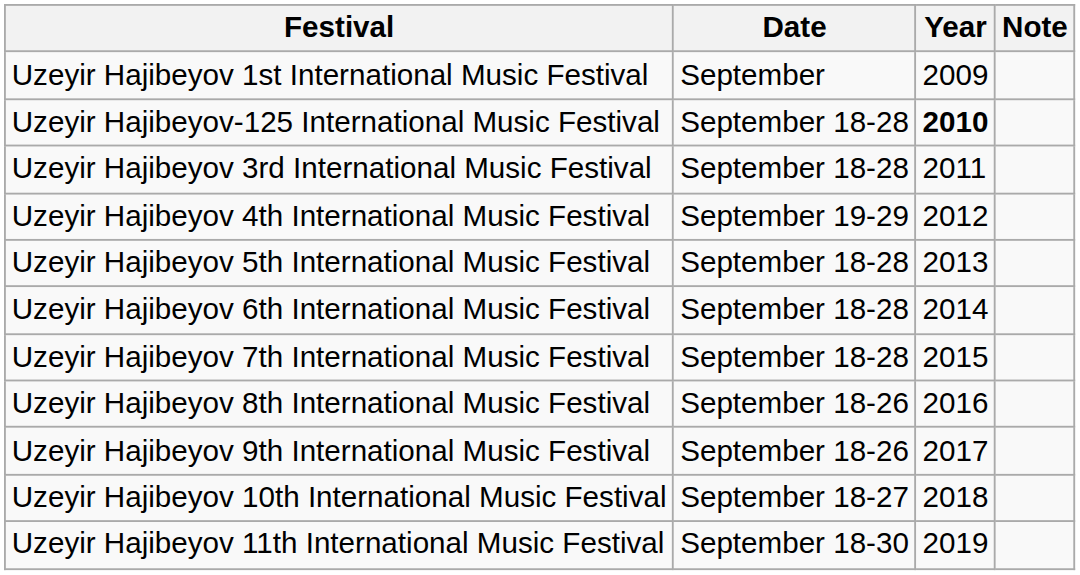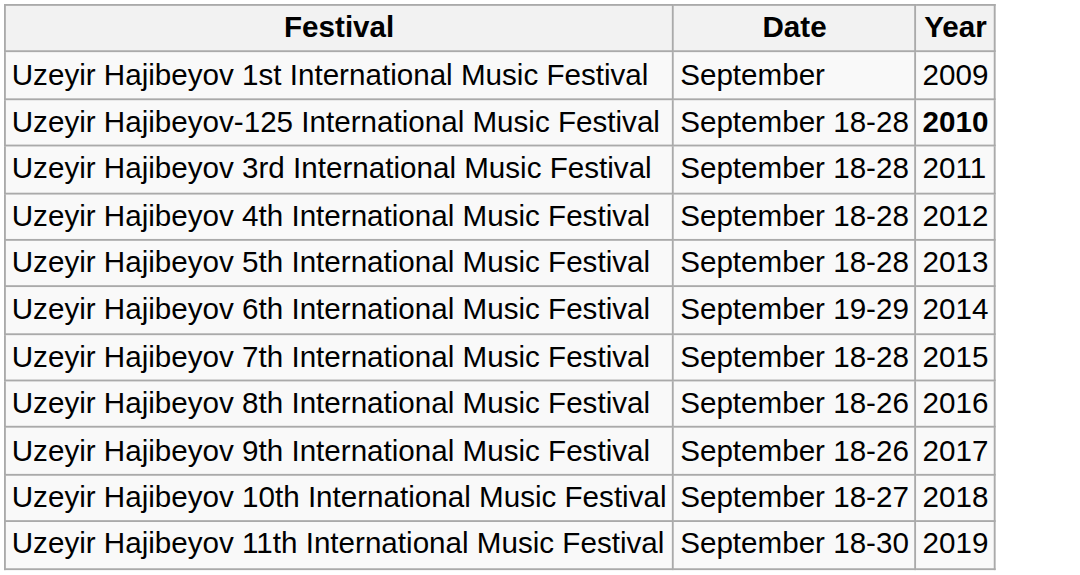- column: (1035, 27)
(795, 215) September 19-29 -> (795, 215) September 18-28
(795, 309) September 18-28 -> (795, 309) September 19-29
